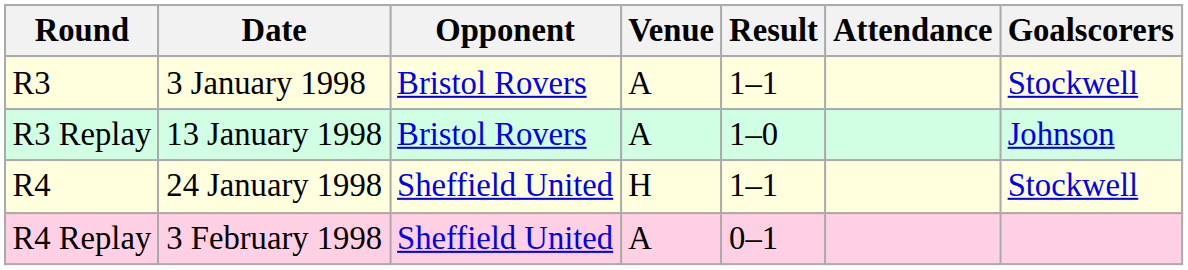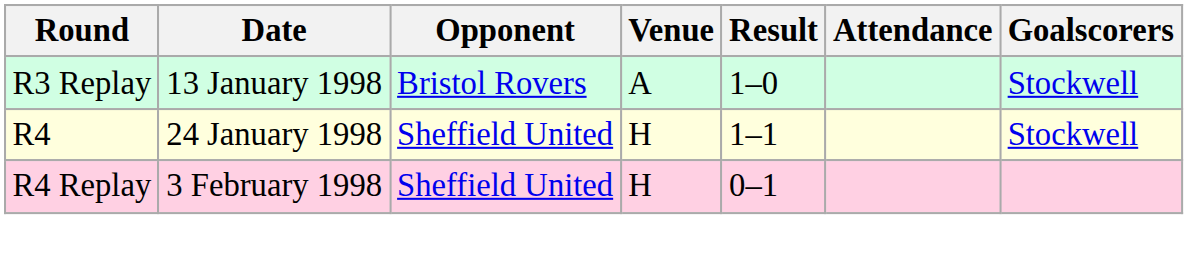- row: (32, 82)
(1061, 133) Johnson -> (1073, 82) Stockwell
(640, 237) A -> (640, 185) H
